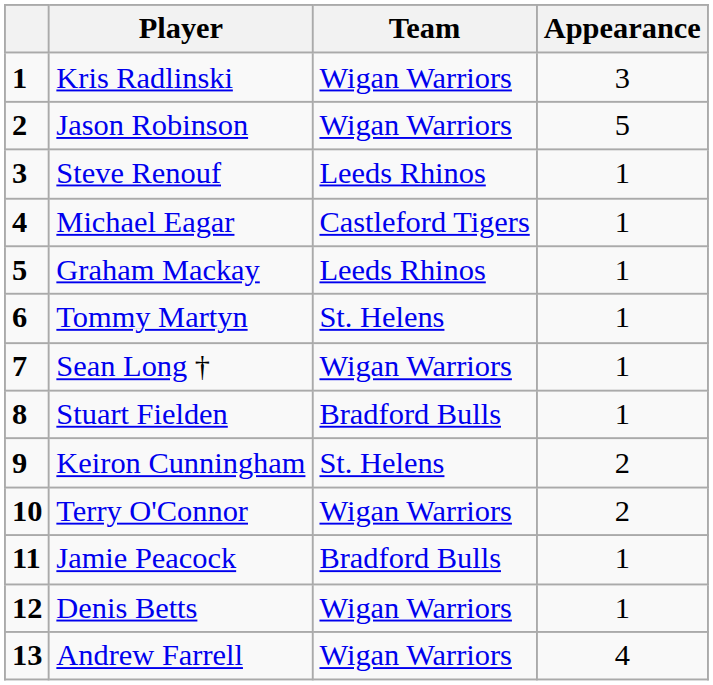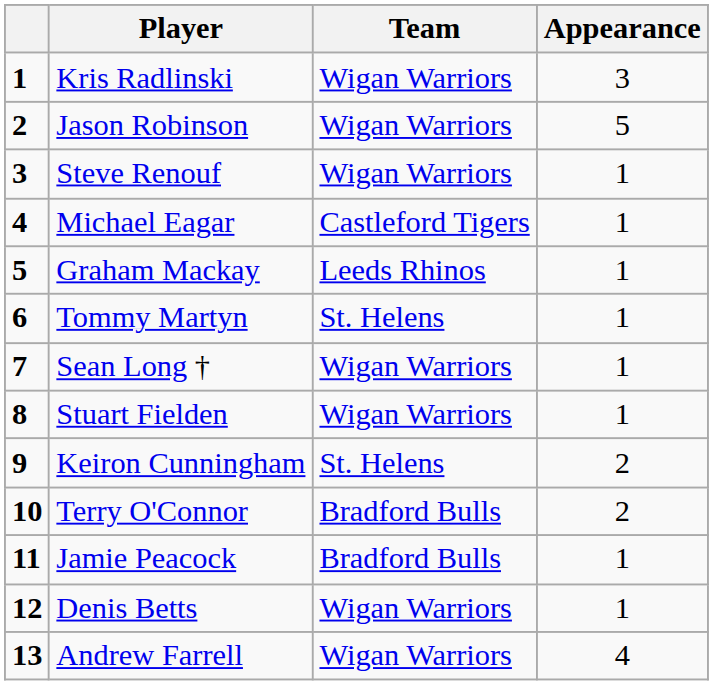(403, 173) Leeds Rhinos -> (416, 173) Wigan Warriors
(410, 414) Bradford Bulls -> (416, 414) Wigan Warriors
(416, 510) Wigan Warriors -> (410, 510) Bradford Bulls
